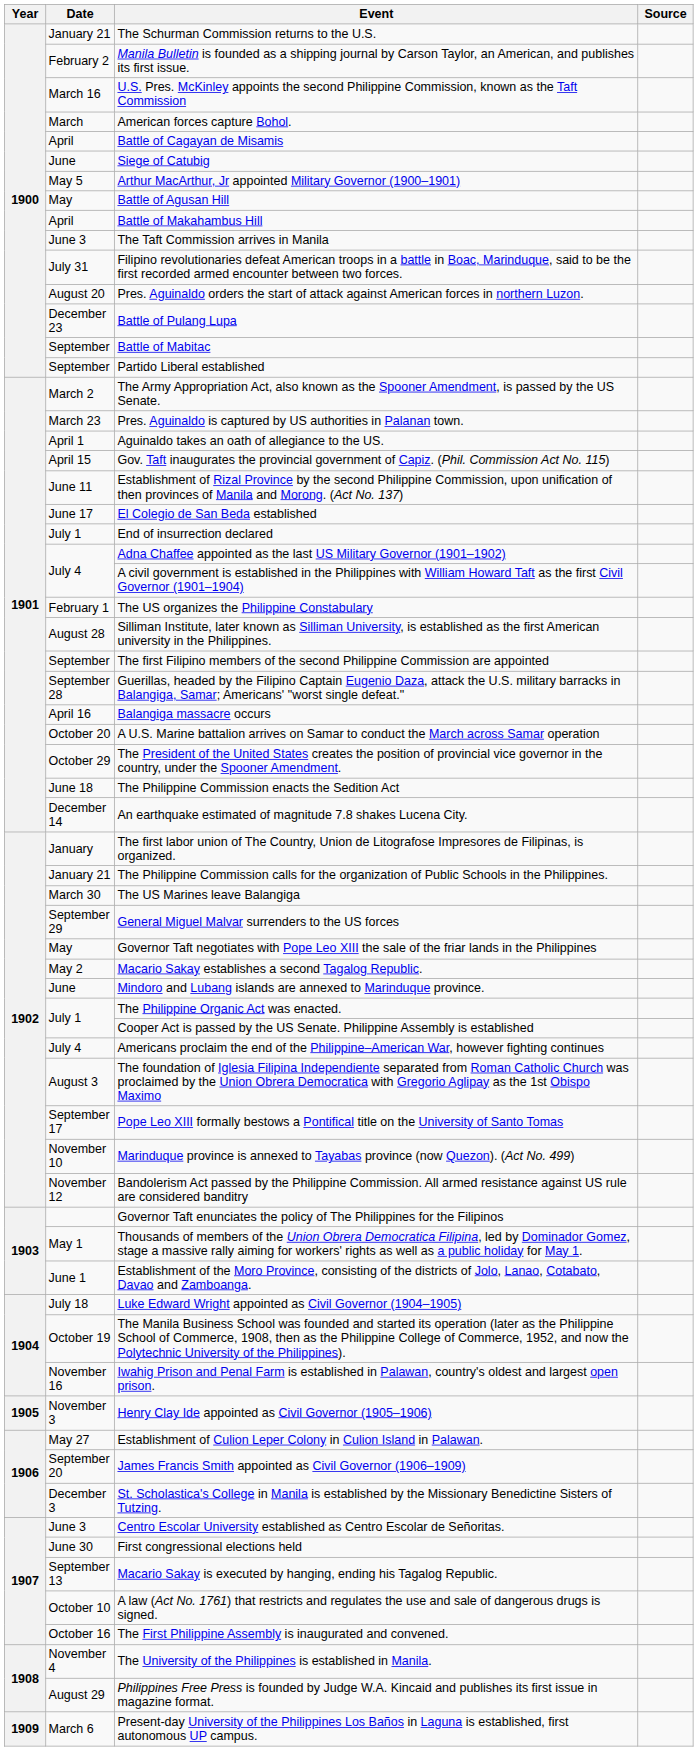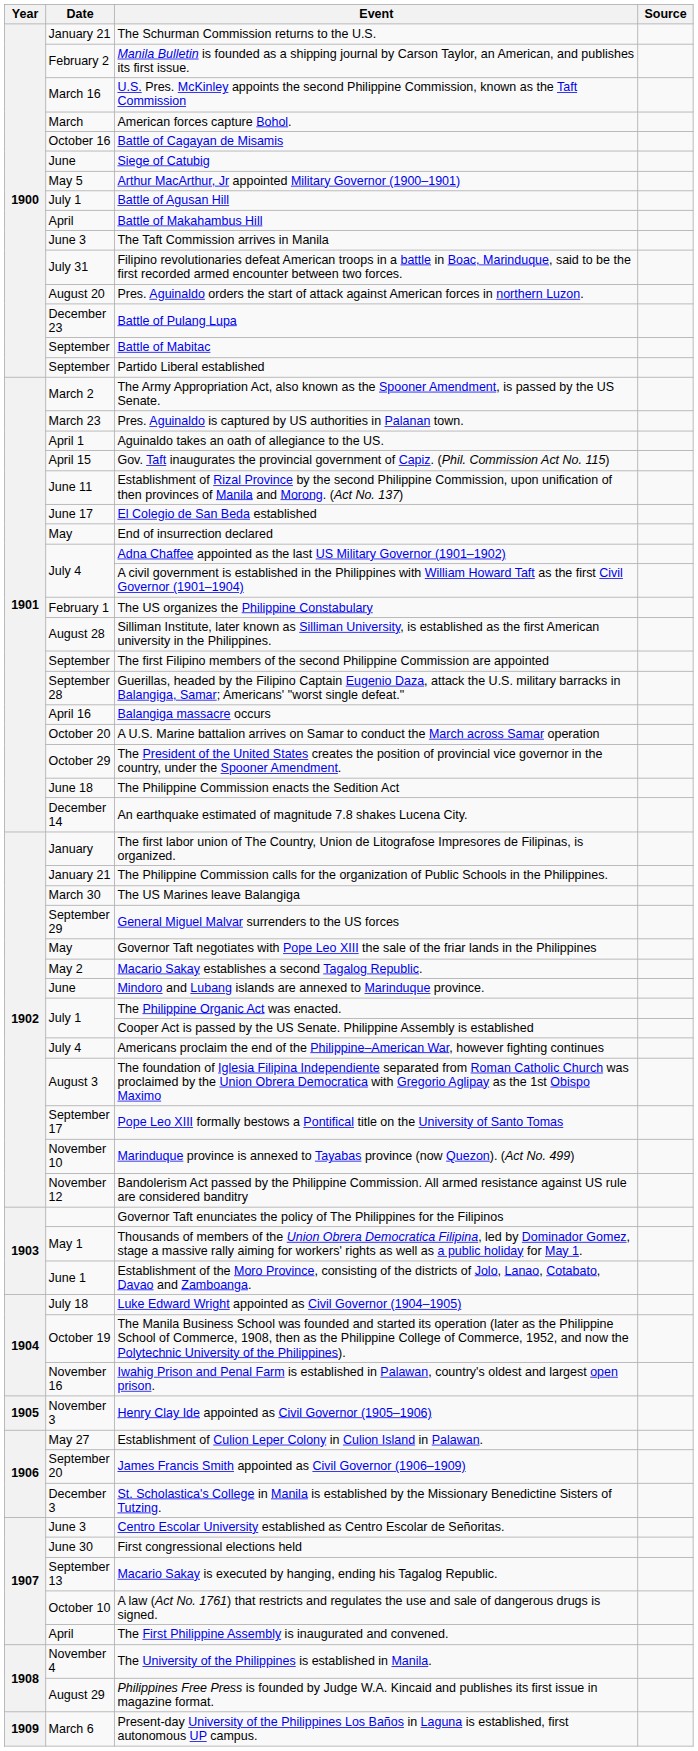(61, 141) April -> (79, 141) October 16
(60, 200) May -> (65, 200) July 1
(65, 534) July 1 -> (60, 534) May
(79, 1634) October 16 -> (61, 1634) April
